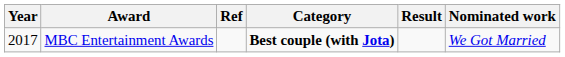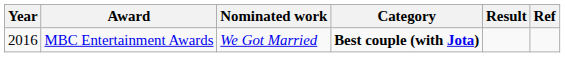columns swapped: (502, 16) <-> (231, 16)
(23, 39) 2017 -> (23, 39) 2016
